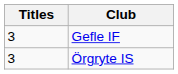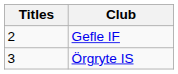(11, 36) 3 -> (11, 36) 2
